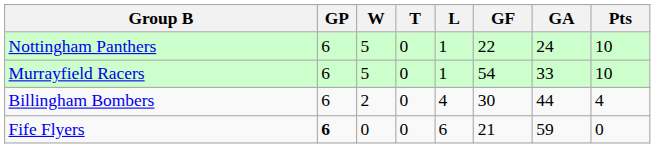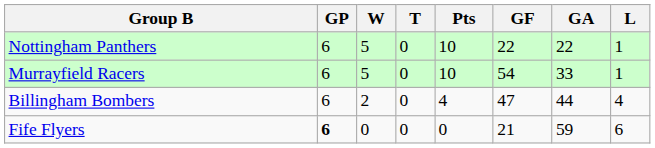columns swapped: (454, 18) <-> (620, 18)
(545, 45) 24 -> (565, 45) 22
(486, 101) 30 -> (506, 101) 47
